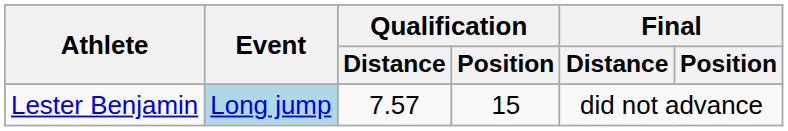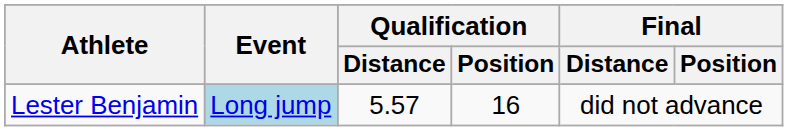(394, 105) 7.57 -> (394, 105) 5.57
(506, 105) 15 -> (506, 105) 16
